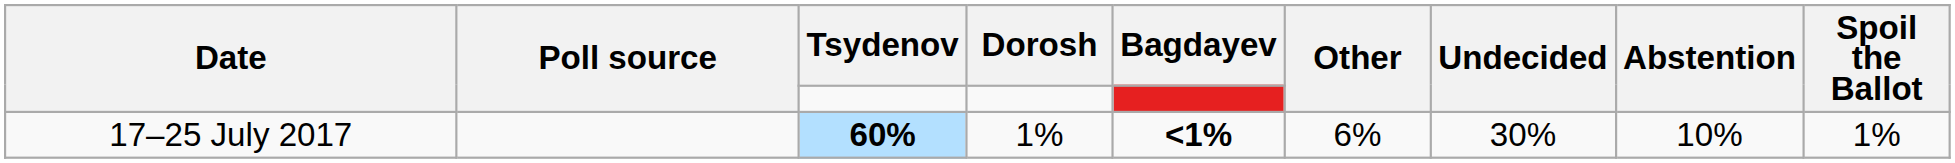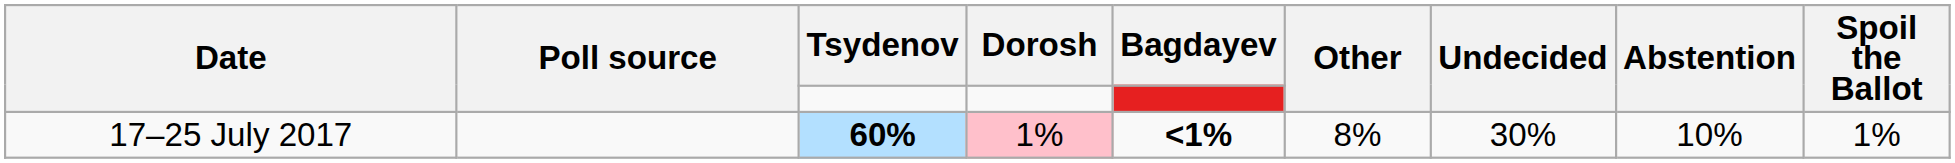(1039, 134) no background -> (1039, 134) pink background
(1358, 134) 6% -> (1358, 134) 8%
